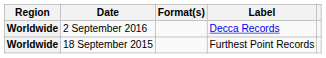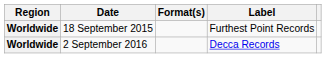rows swapped: (108, 45) <-> (105, 28)
